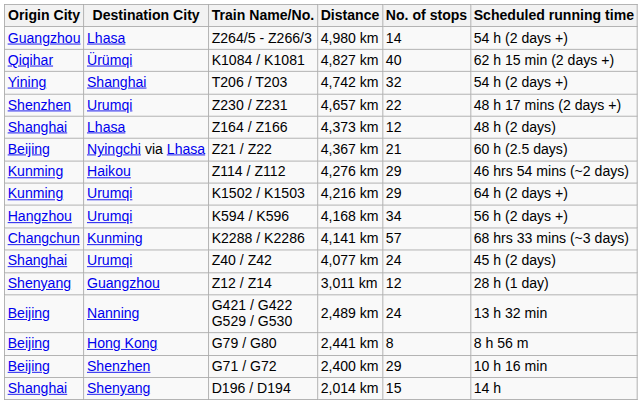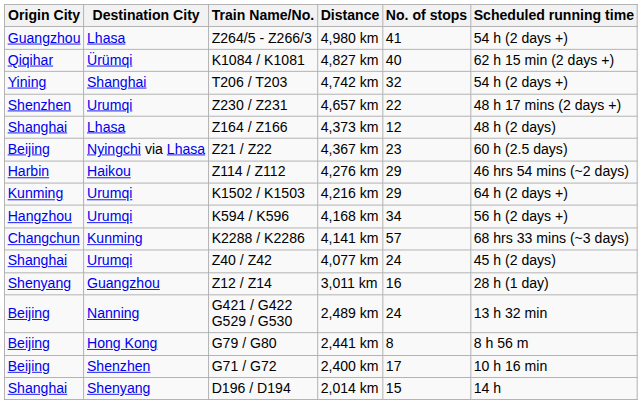(394, 37) 14 -> (394, 37) 41
(394, 149) 21 -> (394, 149) 23
(35, 171) Kunming -> (28, 171) Harbin
(394, 283) 12 -> (394, 283) 16
(394, 366) 29 -> (394, 366) 17
